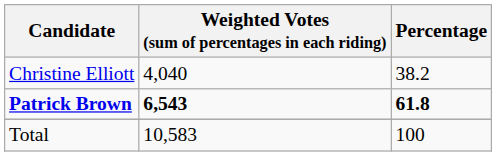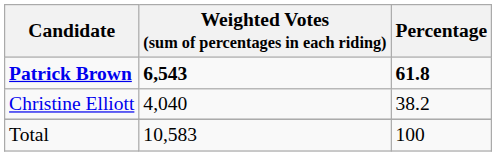rows swapped: (70, 103) <-> (72, 72)
